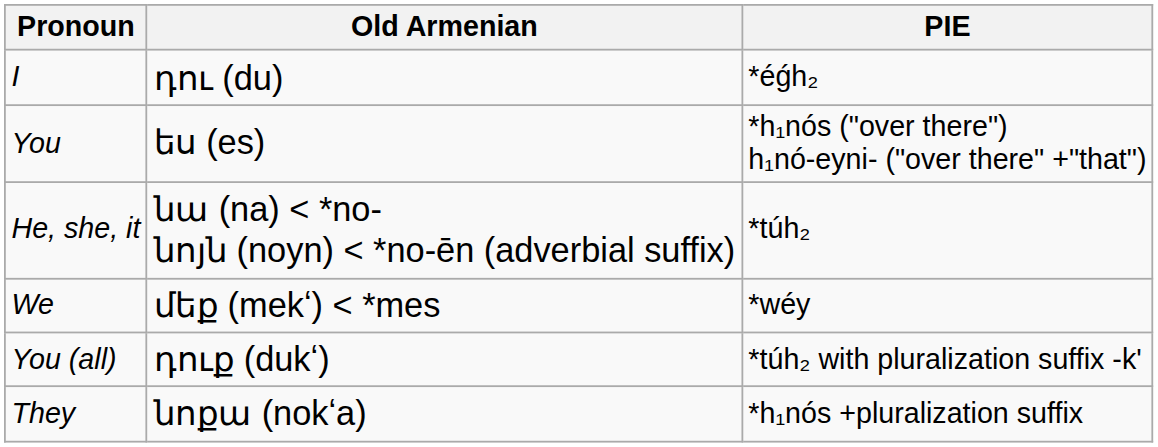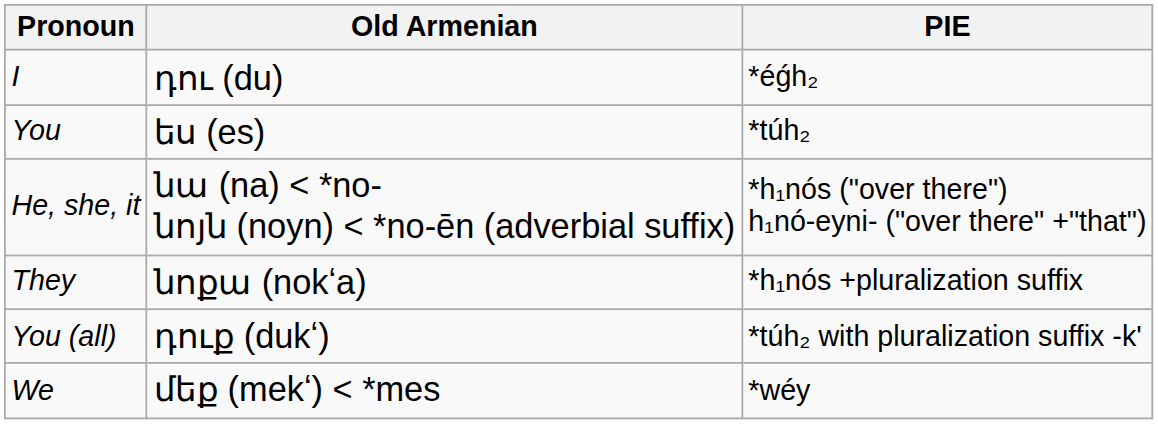(947, 143) *h₁nós ("over there") h₁nó-eyni- ("over there" +"that") -> (779, 131) *túh₂
(779, 229) *túh₂ -> (947, 206) *h₁nós ("over there") h₁nó-eyni- ("over there" +"that")
rows swapped: (33, 304) <-> (43, 413)
